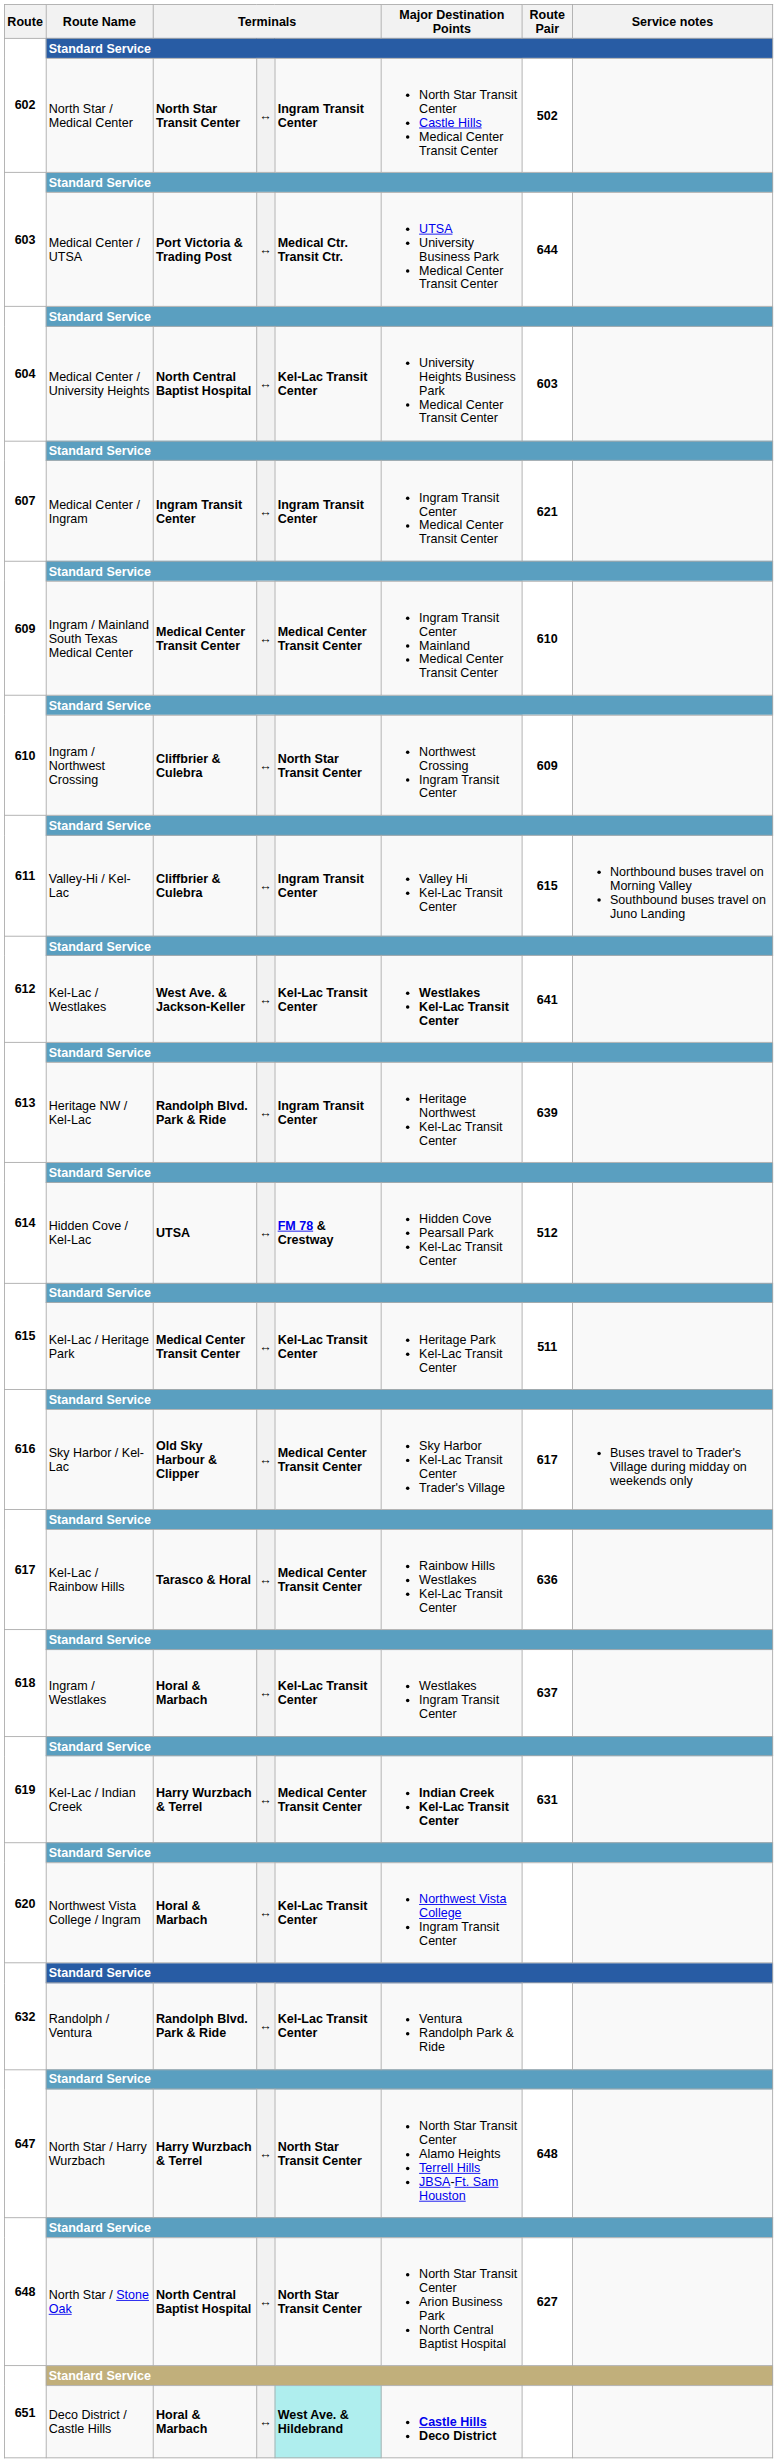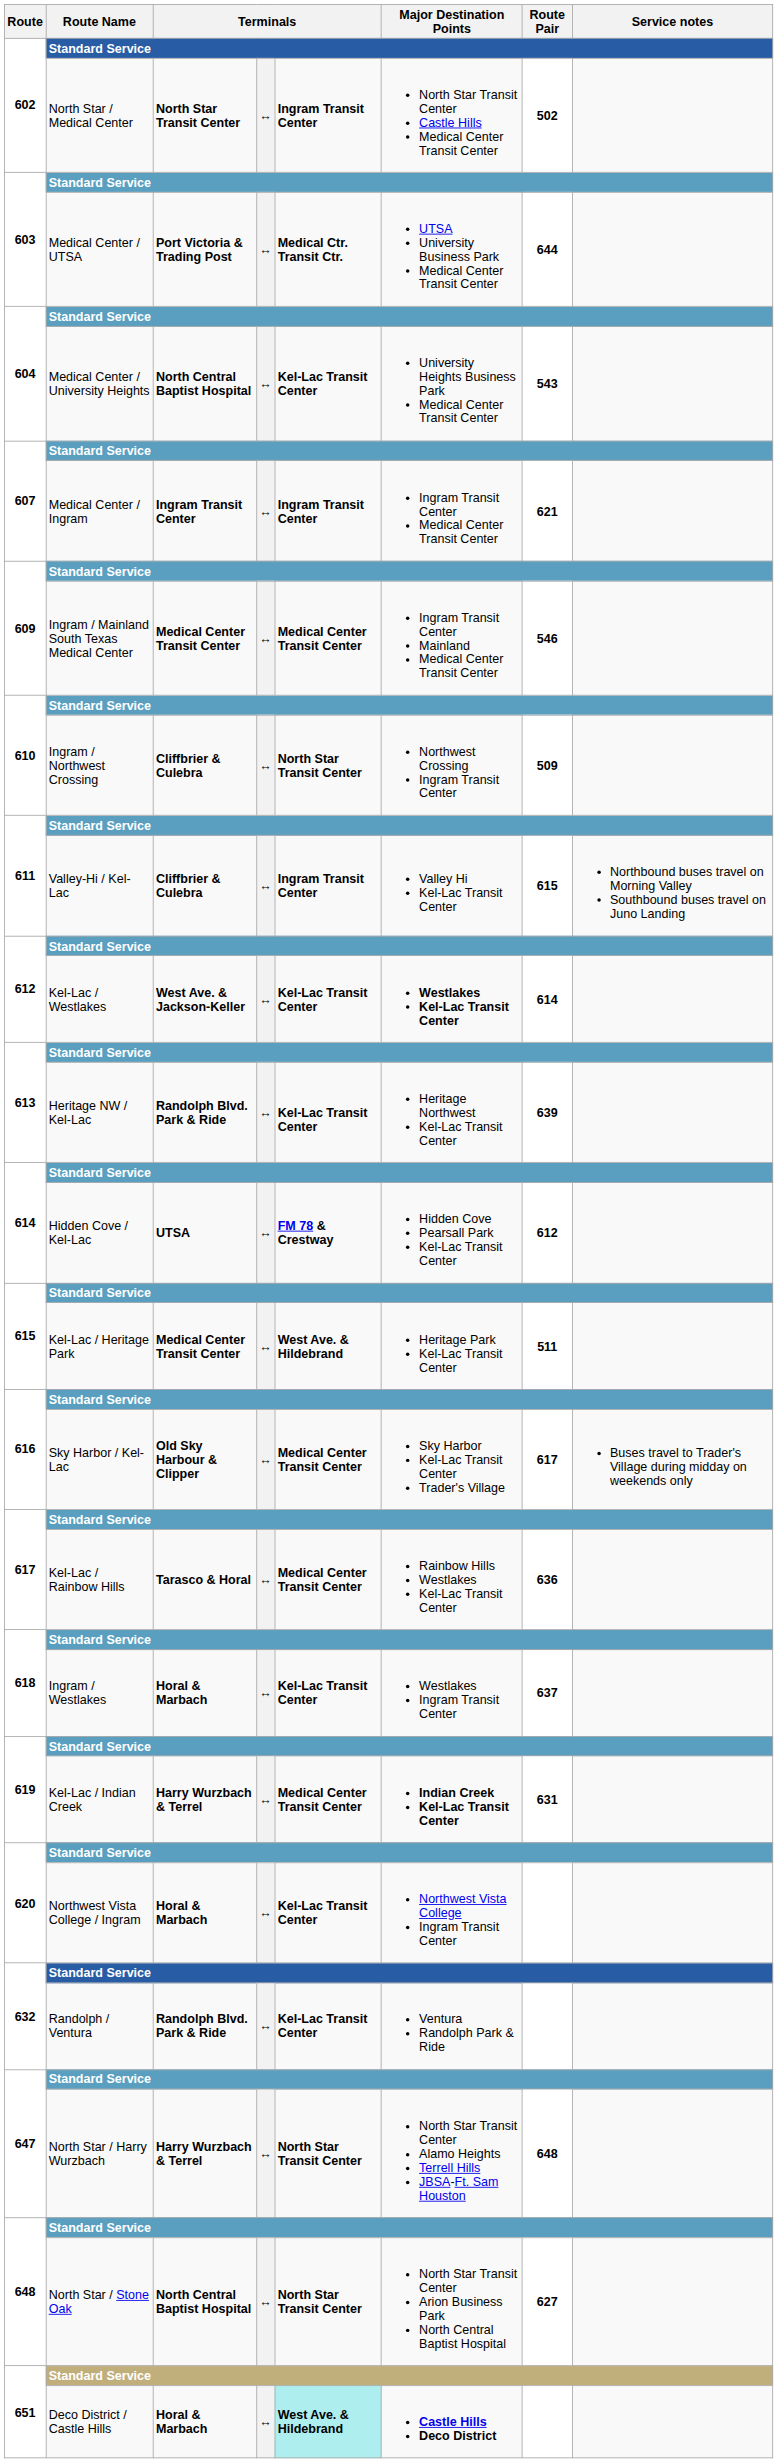(547, 384) 603 -> (547, 384) 543
(547, 639) 610 -> (547, 639) 546
(547, 766) 609 -> (547, 766) 509
(547, 999) 641 -> (547, 999) 614
(321, 1113) Ingram Transit Center -> (323, 1120) Kel-Lac Transit Center
(547, 1233) 512 -> (547, 1233) 612
(323, 1346) Kel-Lac Transit Center -> (313, 1346) West Ave. & Hildebrand
